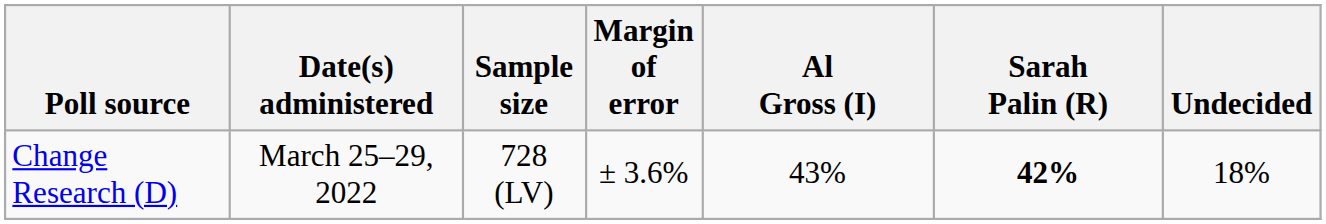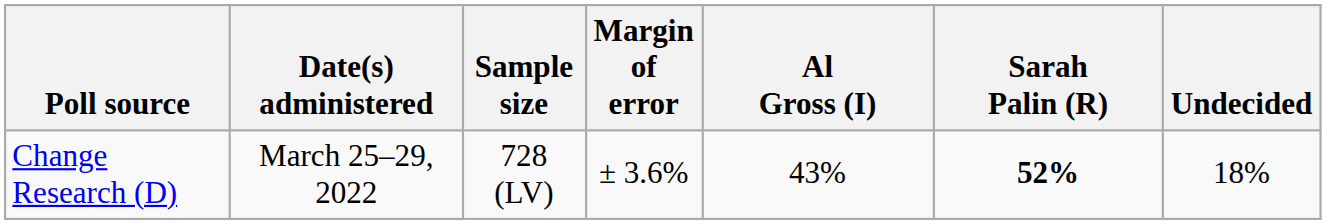(1048, 173) 42% -> (1048, 173) 52%
